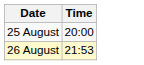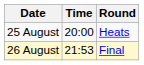+ column: (118, 13)
